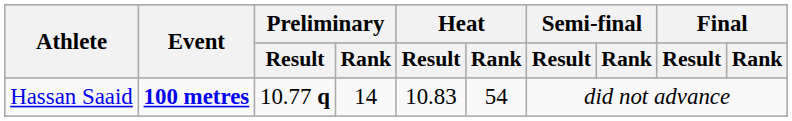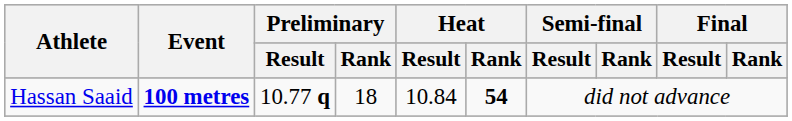(366, 97) 14 -> (366, 97) 18
(431, 97) 10.83 -> (431, 97) 10.84
(496, 97) normal -> (496, 97) bold
